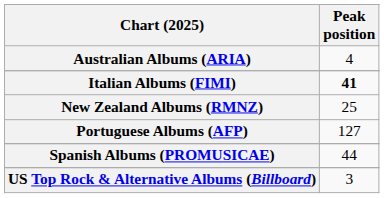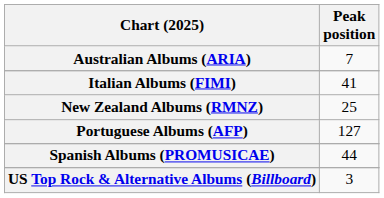(349, 58) 4 -> (349, 58) 7
(349, 82) bold -> (349, 82) normal
